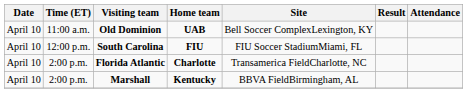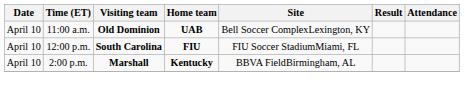- row: (130, 63)
